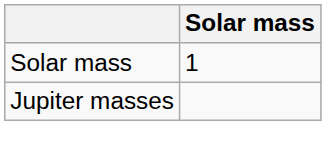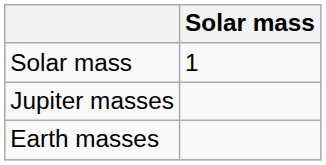+ row: (85, 139)
